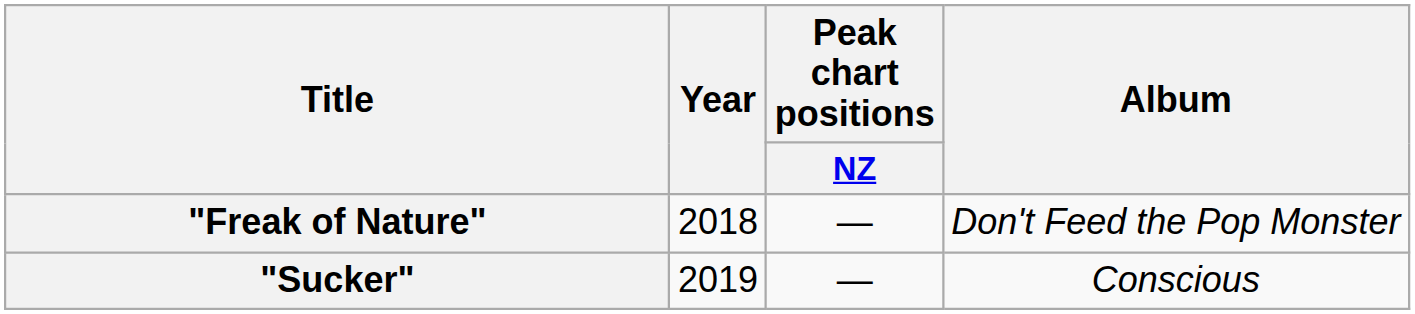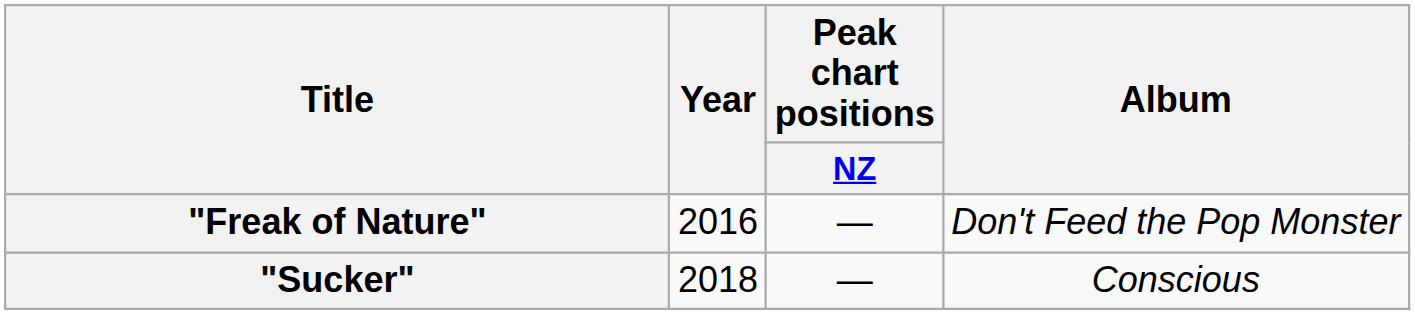(718, 222) 2018 -> (718, 222) 2016
(718, 279) 2019 -> (718, 279) 2018
